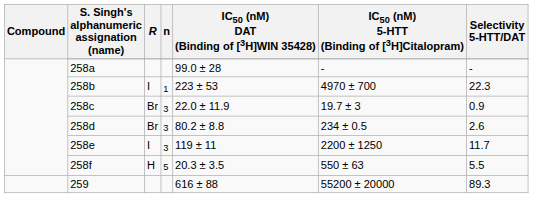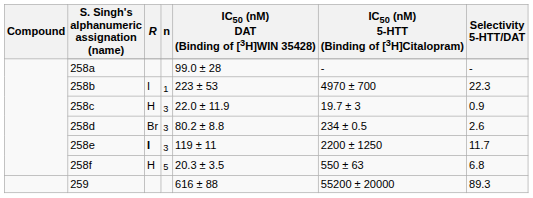(153, 106) Br -> (151, 106) H
(149, 145) normal -> (149, 145) bold
(477, 165) 5.5 -> (477, 165) 6.8
